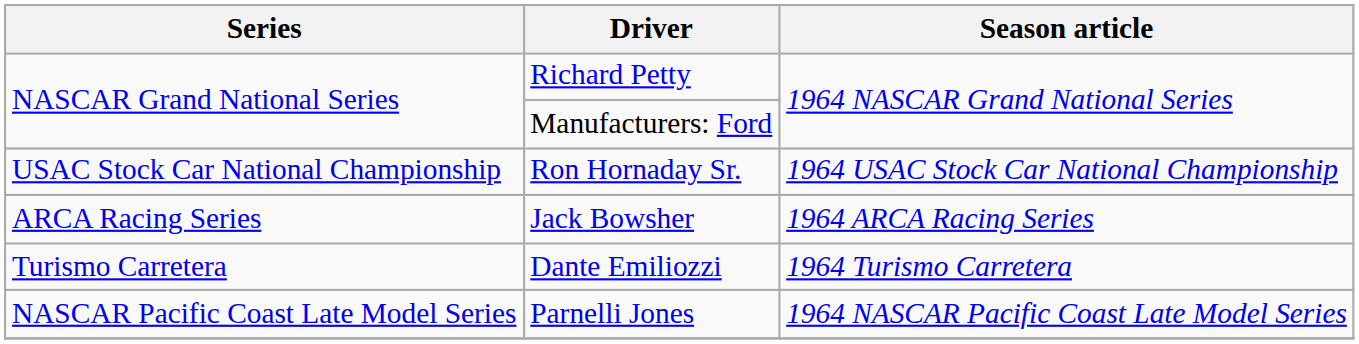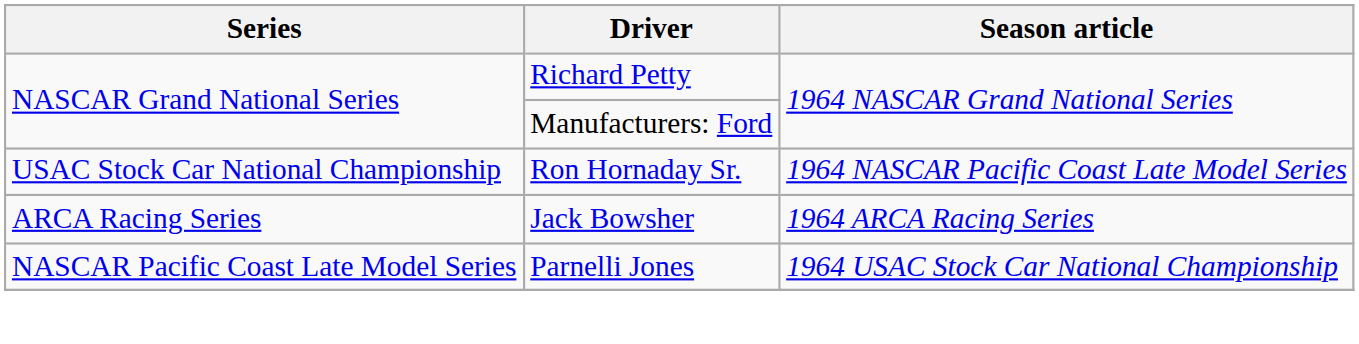(1062, 171) 1964 USAC Stock Car National Championship -> (1067, 171) 1964 NASCAR Pacific Coast Late Model Series
- row: (626, 266)
(1067, 313) 1964 NASCAR Pacific Coast Late Model Series -> (1062, 266) 1964 USAC Stock Car National Championship
